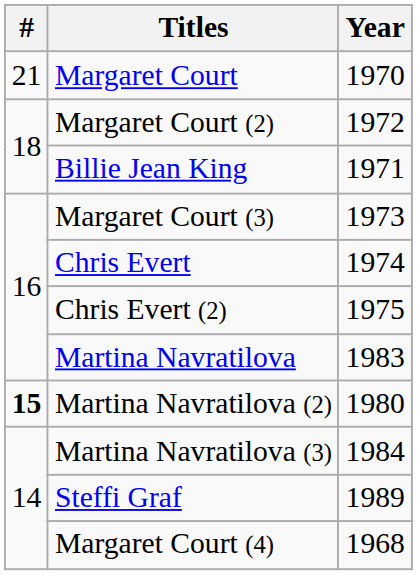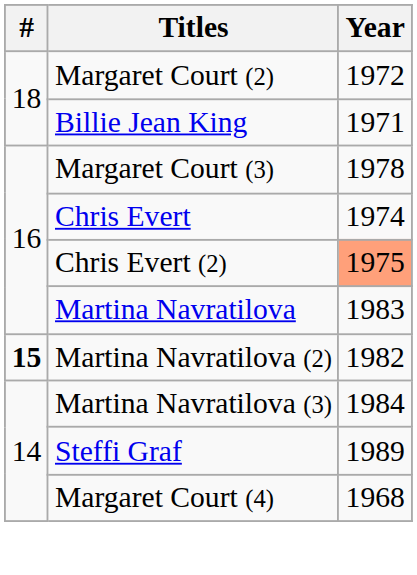- row: (146, 74)
(375, 215) 1973 -> (375, 168) 1978
(375, 309) no background -> (375, 262) lightsalmon background
(375, 403) 1980 -> (375, 356) 1982
